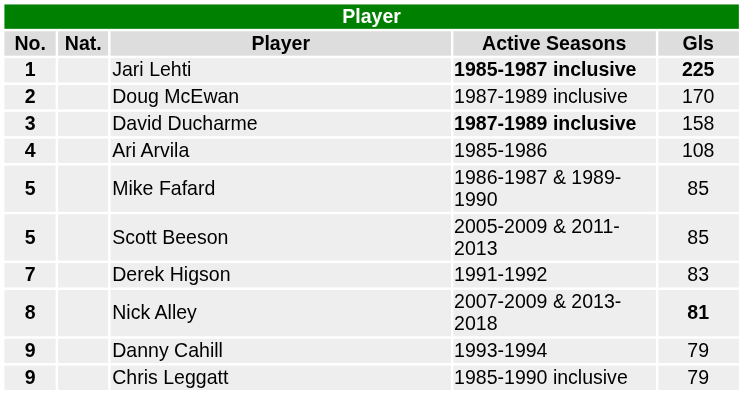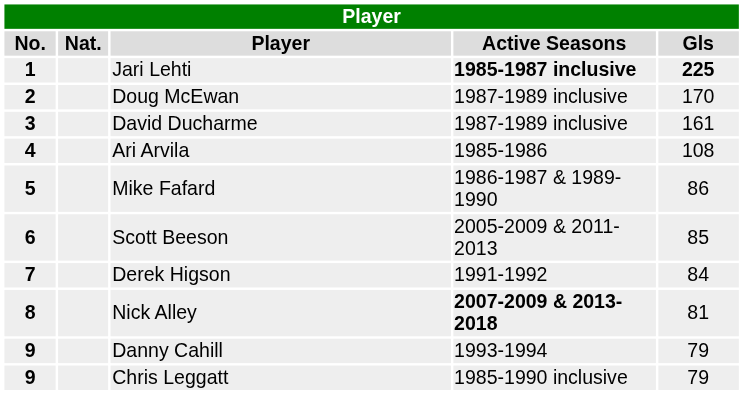(545, 123) bold -> (541, 123) normal
(698, 123) 158 -> (698, 123) 161
(698, 188) 85 -> (698, 188) 86
(30, 237) 5 -> (30, 237) 6
(698, 275) 83 -> (698, 275) 84
(538, 312) normal -> (538, 312) bold
(698, 312) bold -> (698, 312) normal
